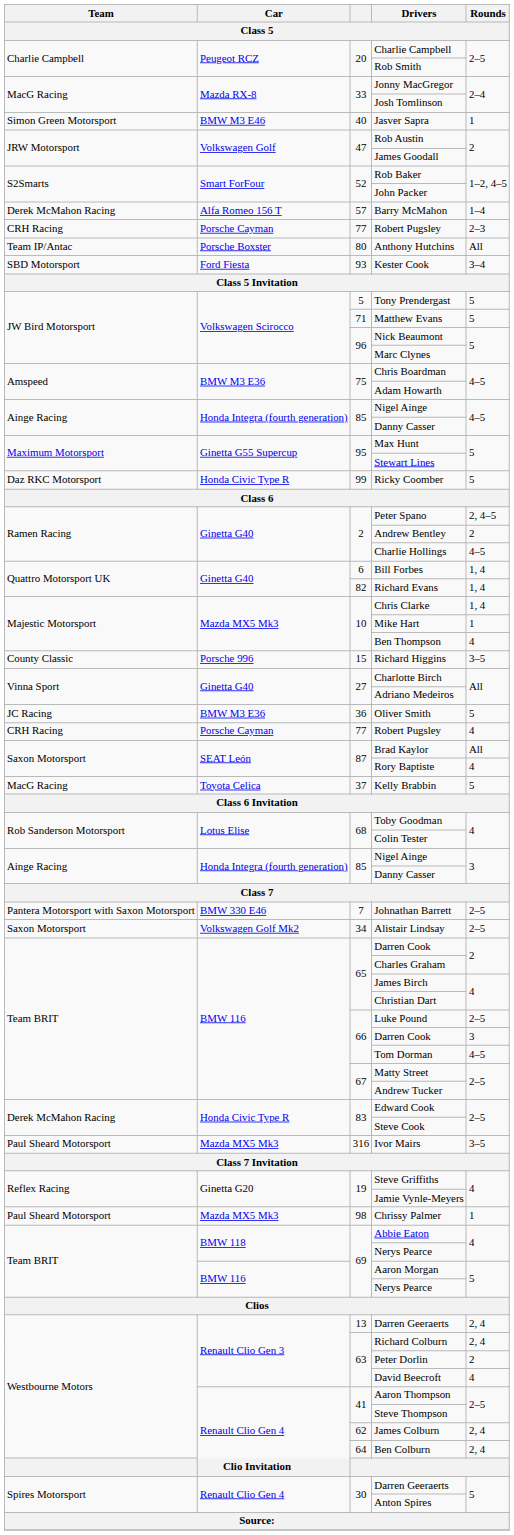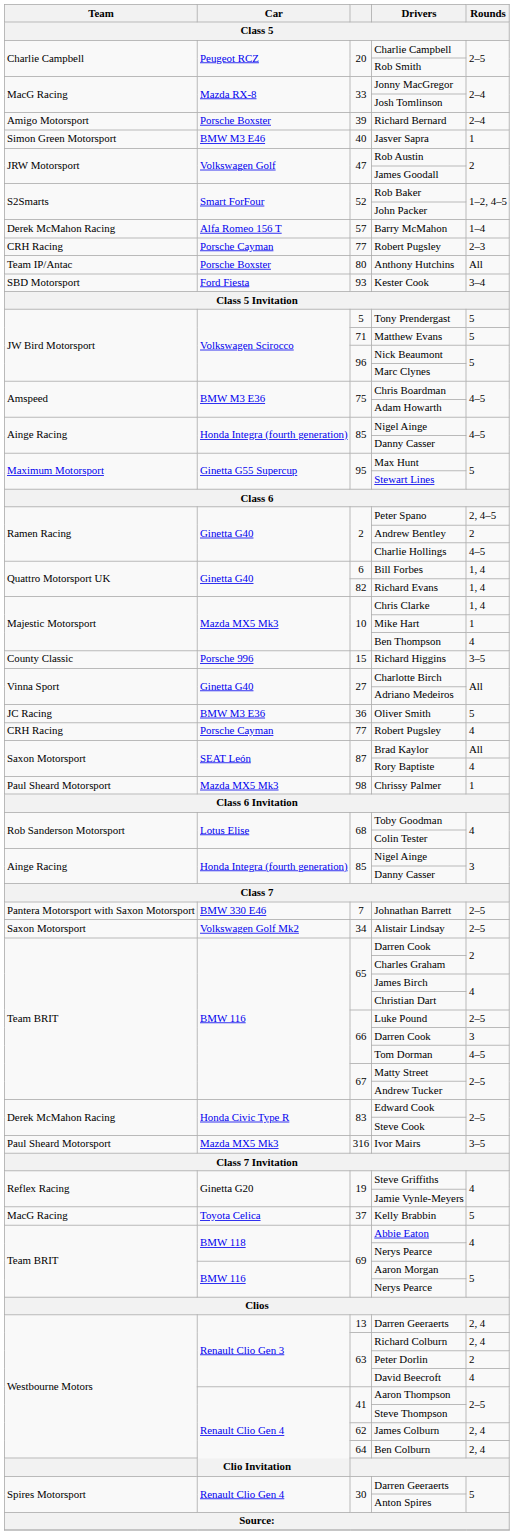+ row: (361, 120)
- row: (361, 479)
rows swapped: (361, 1215) <-> (361, 784)
